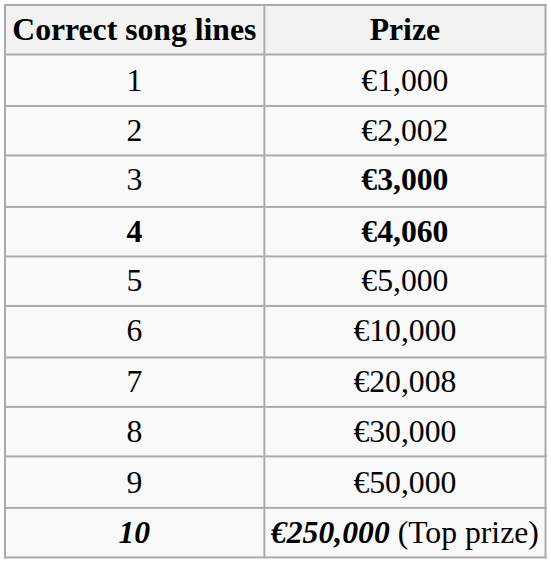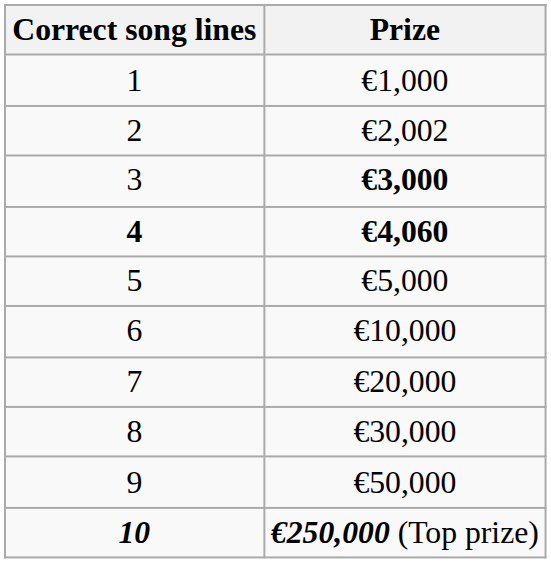(405, 381) €20,008 -> (405, 381) €20,000
